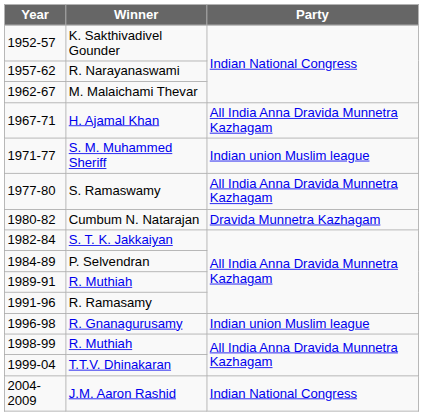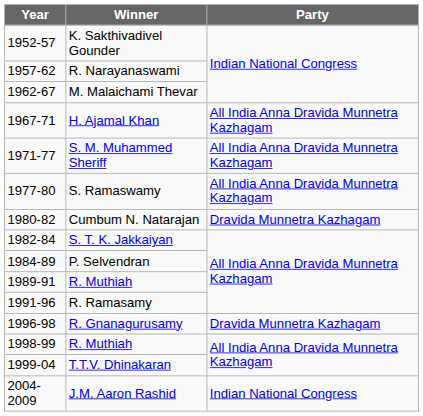(290, 155) Indian union Muslim league -> (304, 155) All India Anna Dravida Munnetra Kazhagam
(290, 323) Indian union Muslim league -> (295, 323) Dravida Munnetra Kazhagam
